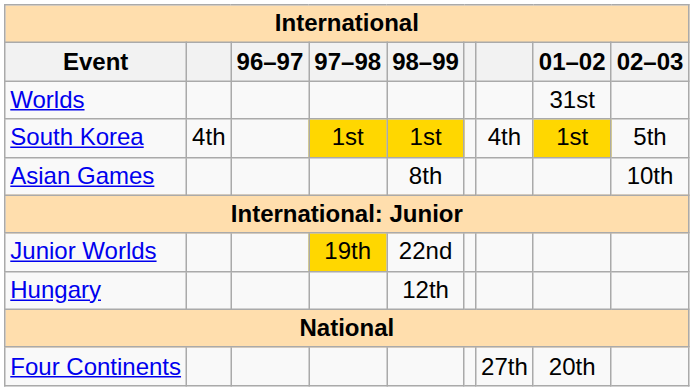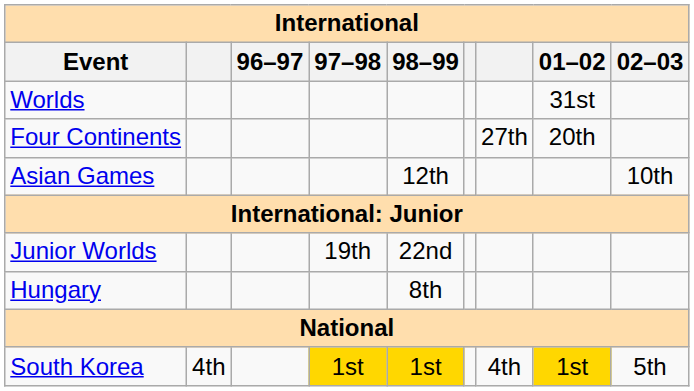rows swapped: (96, 366) <-> (77, 137)
(426, 175) 8th -> (426, 175) 12th
(348, 251) gold background -> (348, 251) no background
(426, 289) 12th -> (426, 289) 8th
